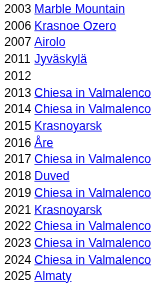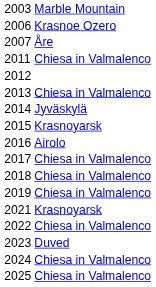(50, 42) Airolo -> (44, 42) Åre
(61, 59) Jyväskylä -> (93, 59) Chiesa in Valmalenco
(93, 109) Chiesa in Valmalenco -> (61, 109) Jyväskylä
(44, 142) Åre -> (50, 142) Airolo
(52, 176) Duved -> (93, 176) Chiesa in Valmalenco
(93, 243) Chiesa in Valmalenco -> (52, 243) Duved
(53, 276) Almaty -> (93, 276) Chiesa in Valmalenco
